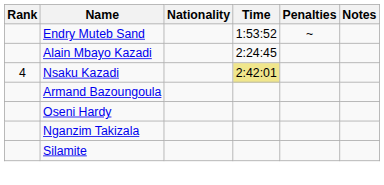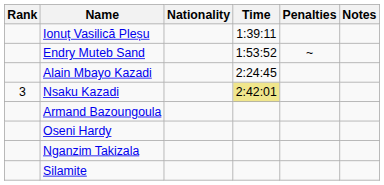+ row: (96, 34)
(22, 73) 4 -> (22, 92) 3
